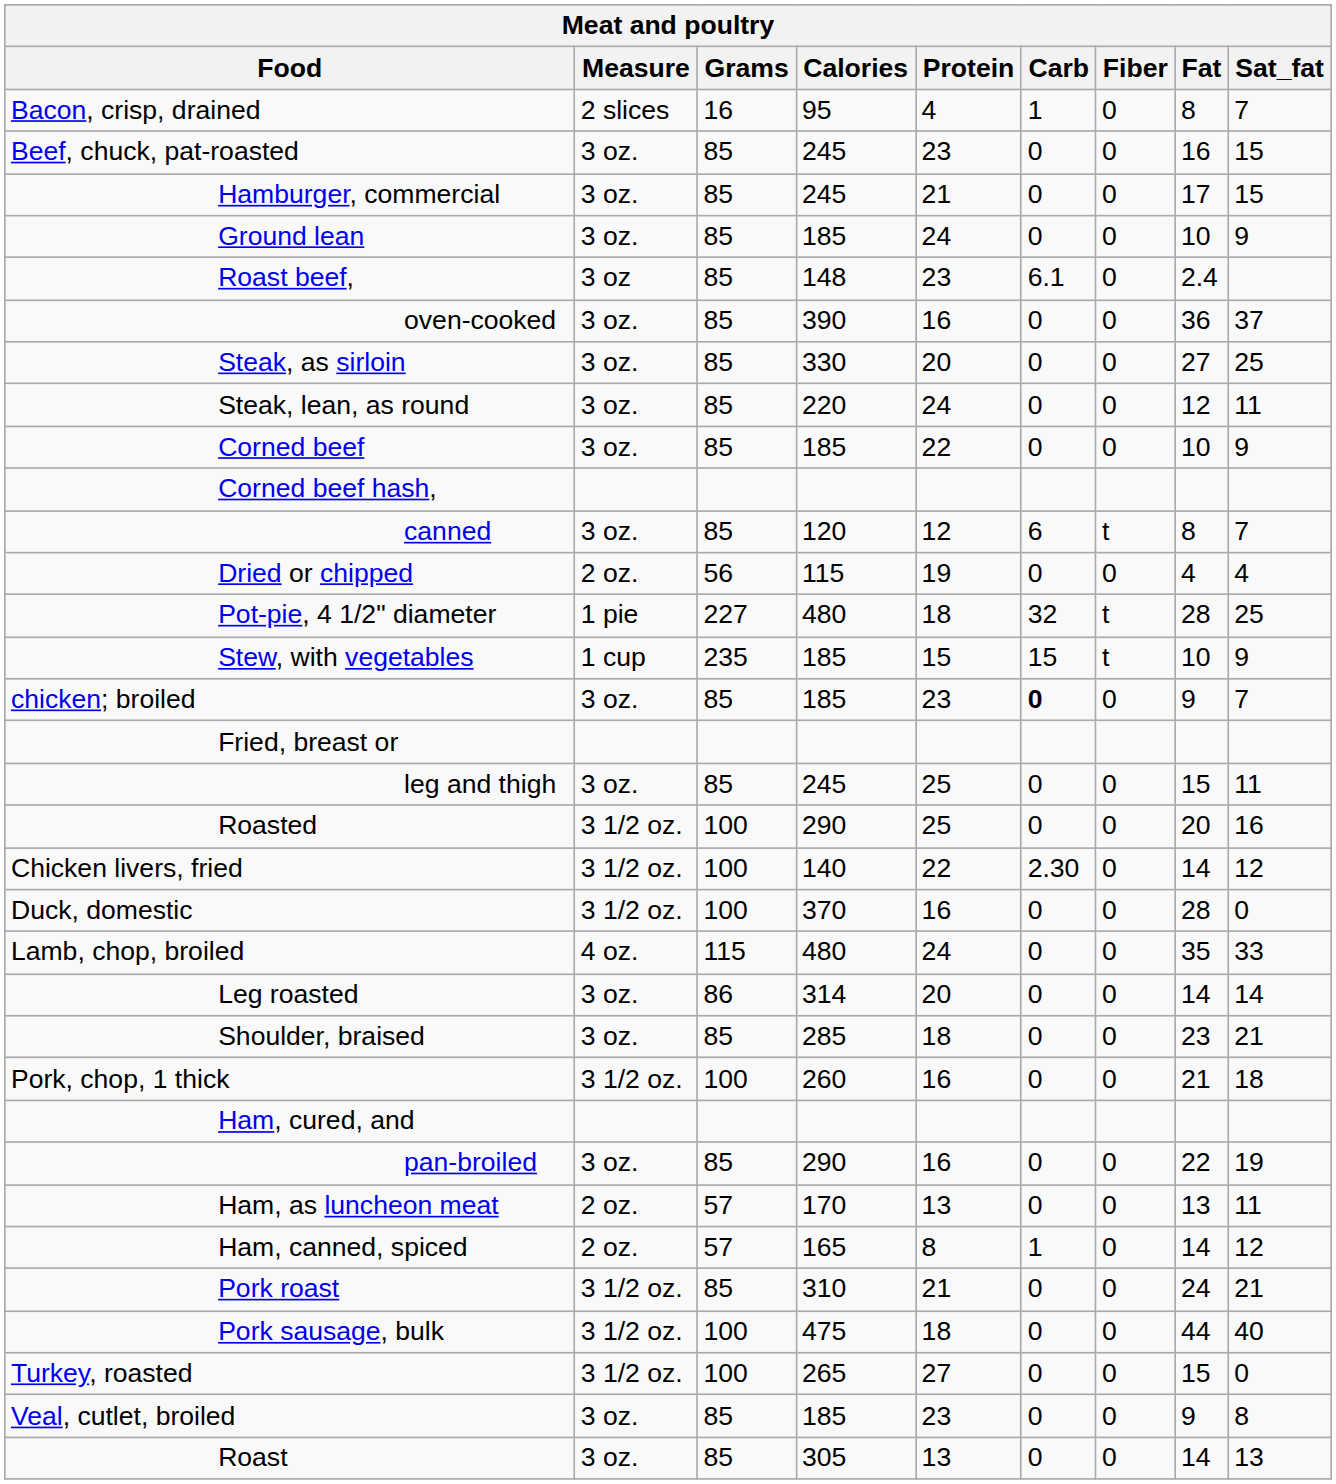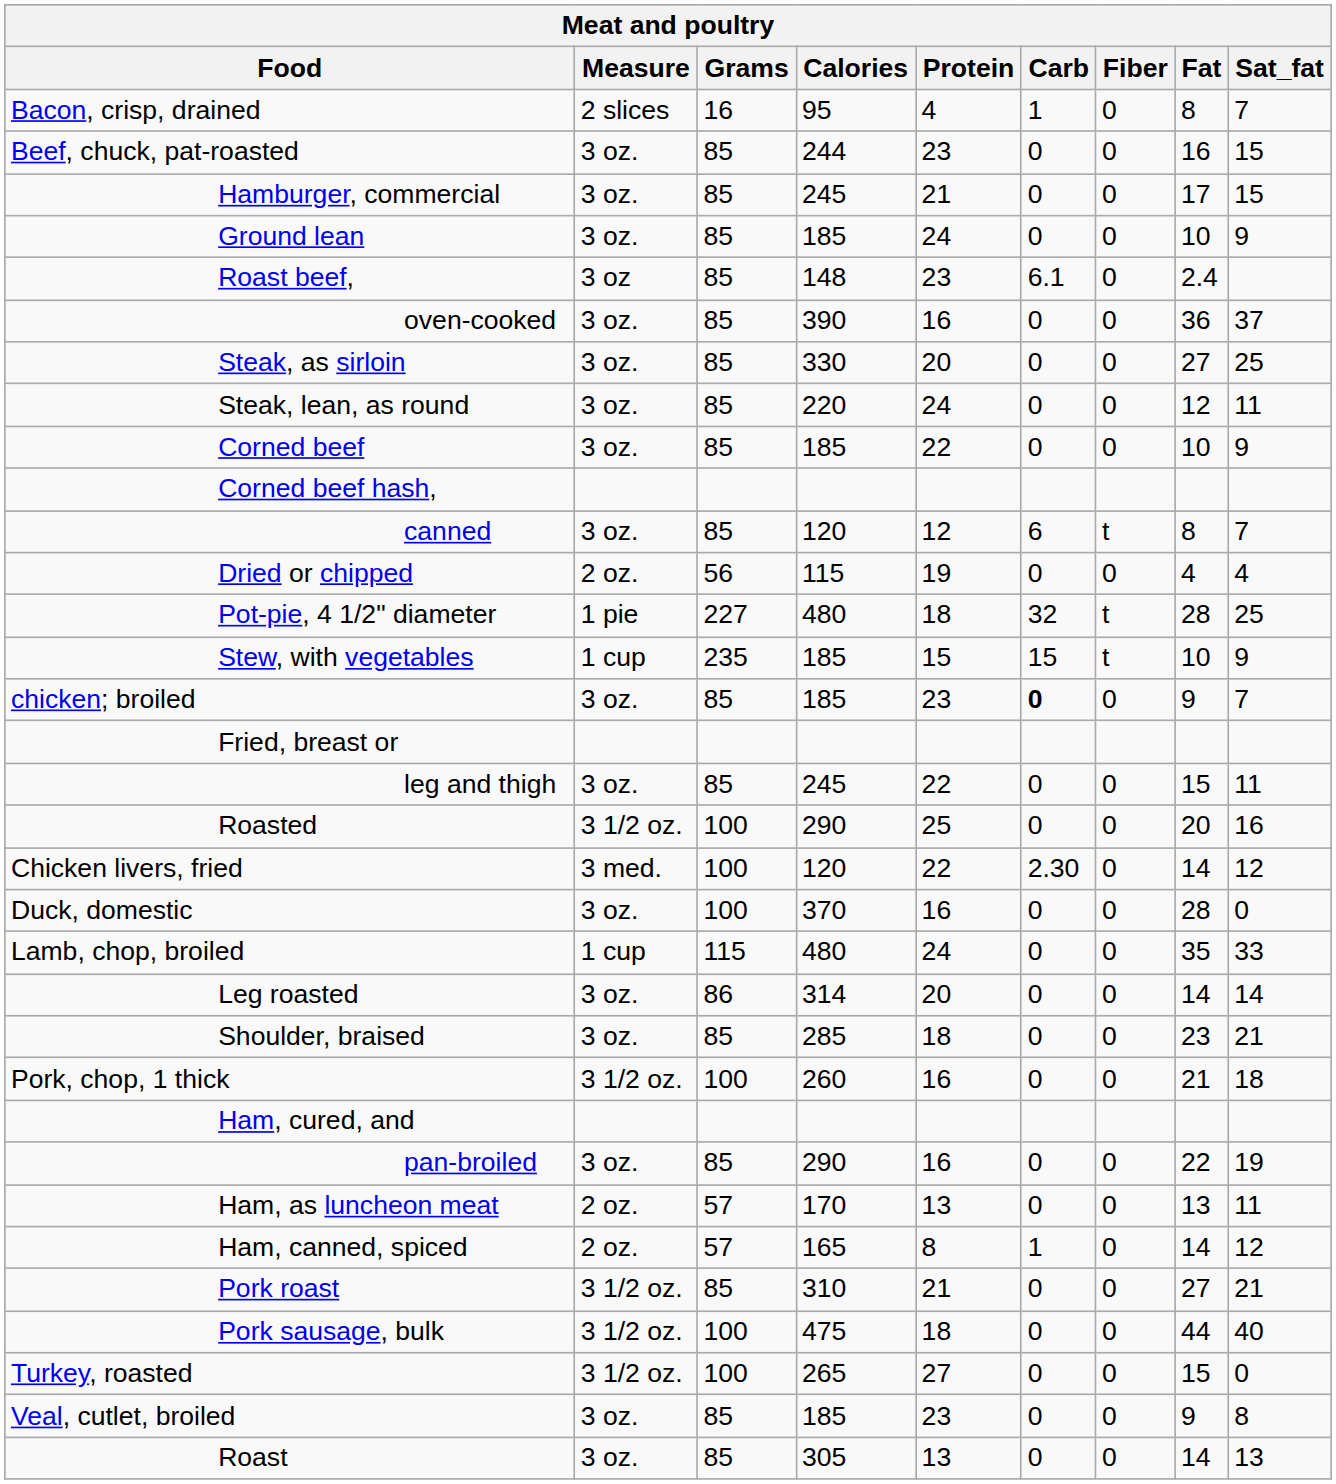(824, 151) 245 -> (824, 151) 244
(936, 783) 25 -> (936, 783) 22
(632, 868) 3 1/2 oz. -> (621, 868) 3 med.
(824, 868) 140 -> (824, 868) 120
(632, 910) 3 1/2 oz. -> (610, 910) 3 oz.
(610, 952) 4 oz. -> (613, 952) 1 cup
(1196, 1289) 24 -> (1196, 1289) 27
